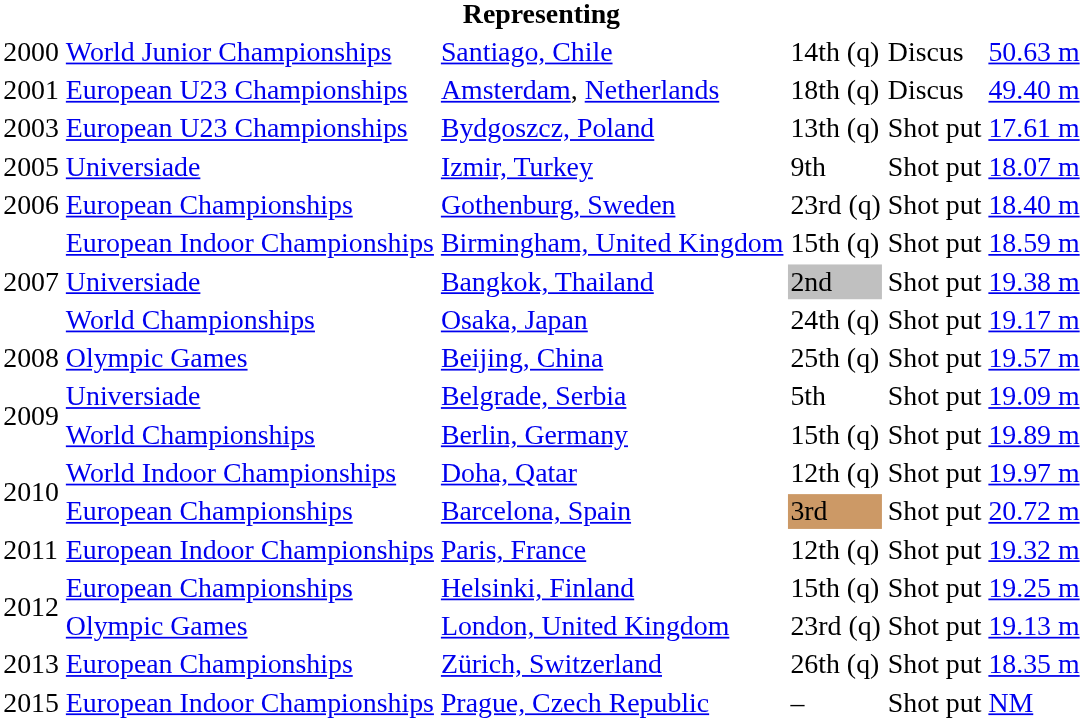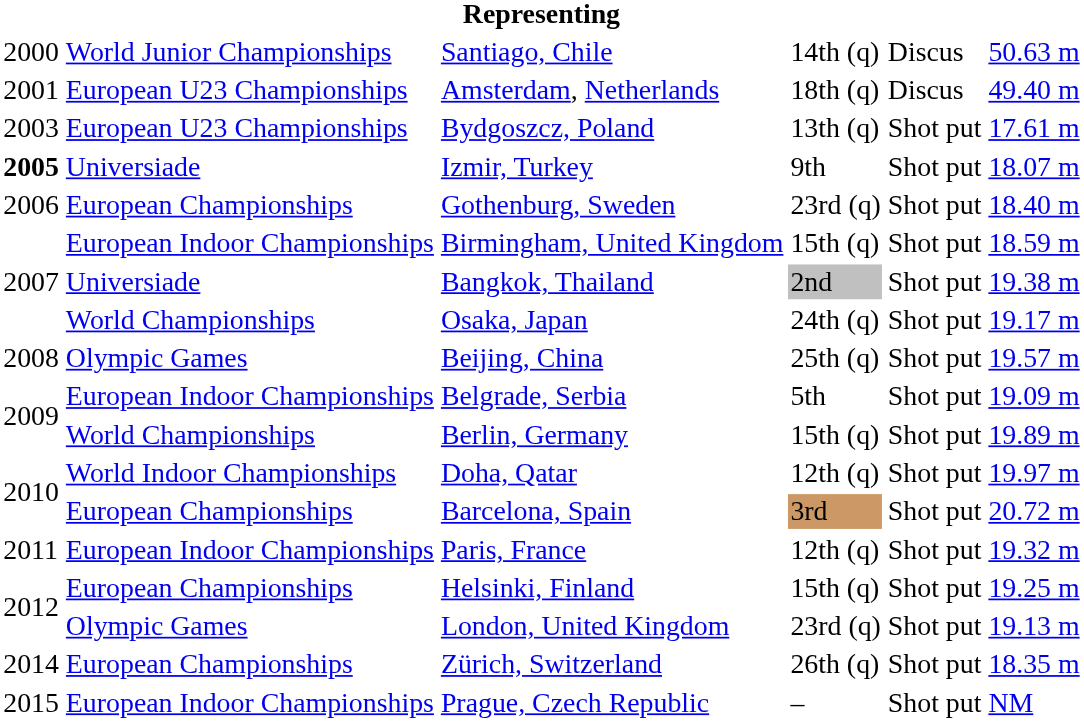(31, 166) normal -> (31, 166) bold
(133, 396) Universiade -> (250, 396) European Indoor Championships
(31, 664) 2013 -> (31, 664) 2014
